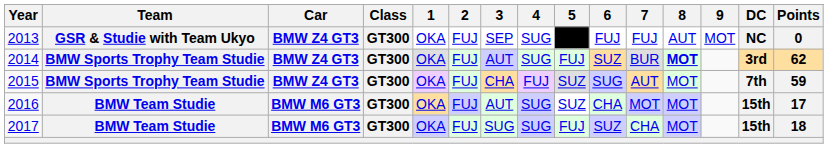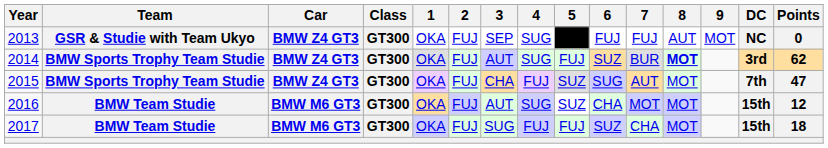(798, 82) 59 -> (798, 82) 47
(798, 104) 17 -> (798, 104) 12
(536, 126) SUG -> (536, 126) FUJ
